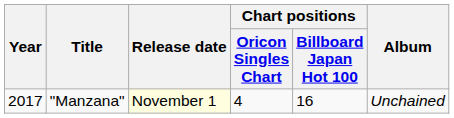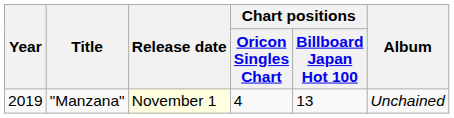(25, 100) 2017 -> (25, 100) 2019
(305, 100) 16 -> (305, 100) 13
